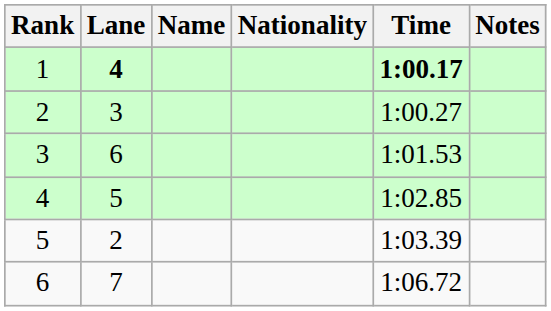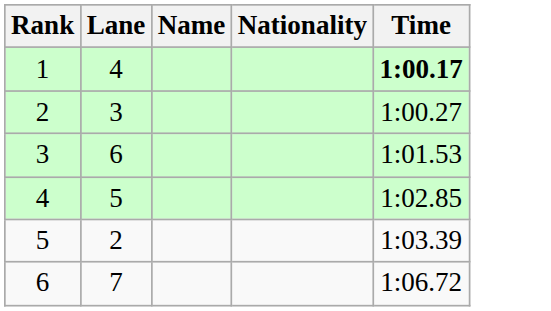- column: (508, 25)
(116, 68) bold -> (116, 68) normal
